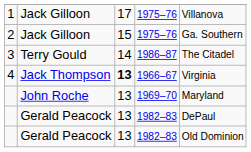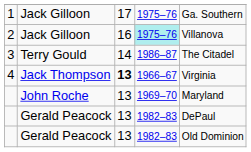(202, 15) Villanova -> (212, 15) Ga. Southern
(124, 34) 15 -> (124, 34) 16
(157, 35) no background -> (157, 35) paleturquoise background
(212, 35) Ga. Southern -> (202, 35) Villanova
